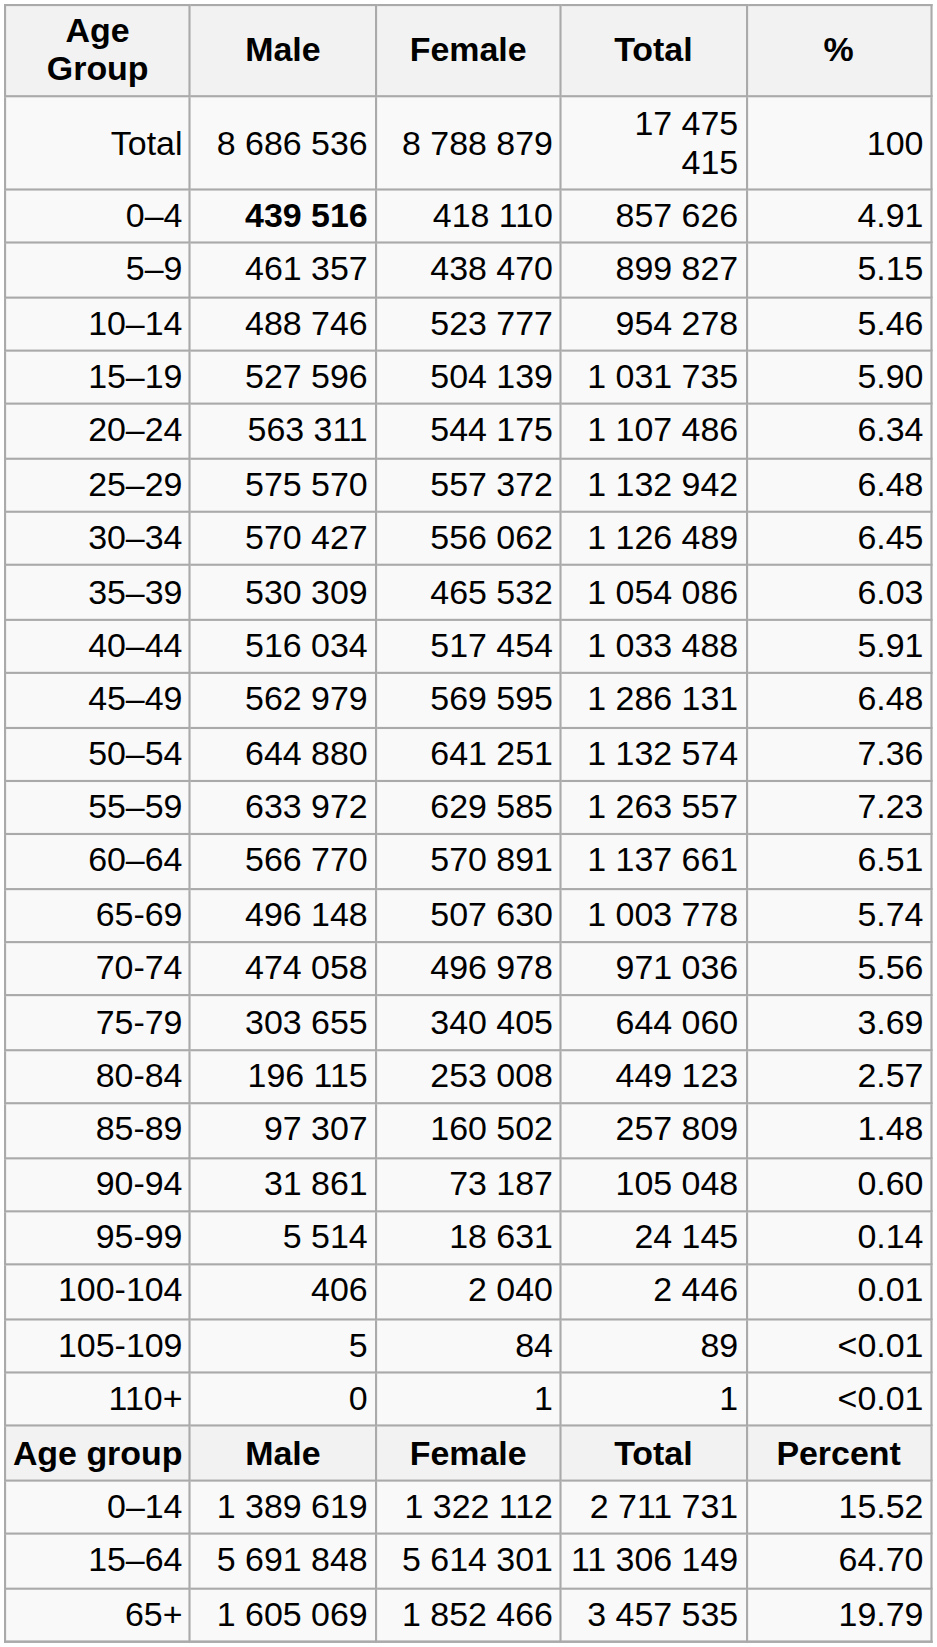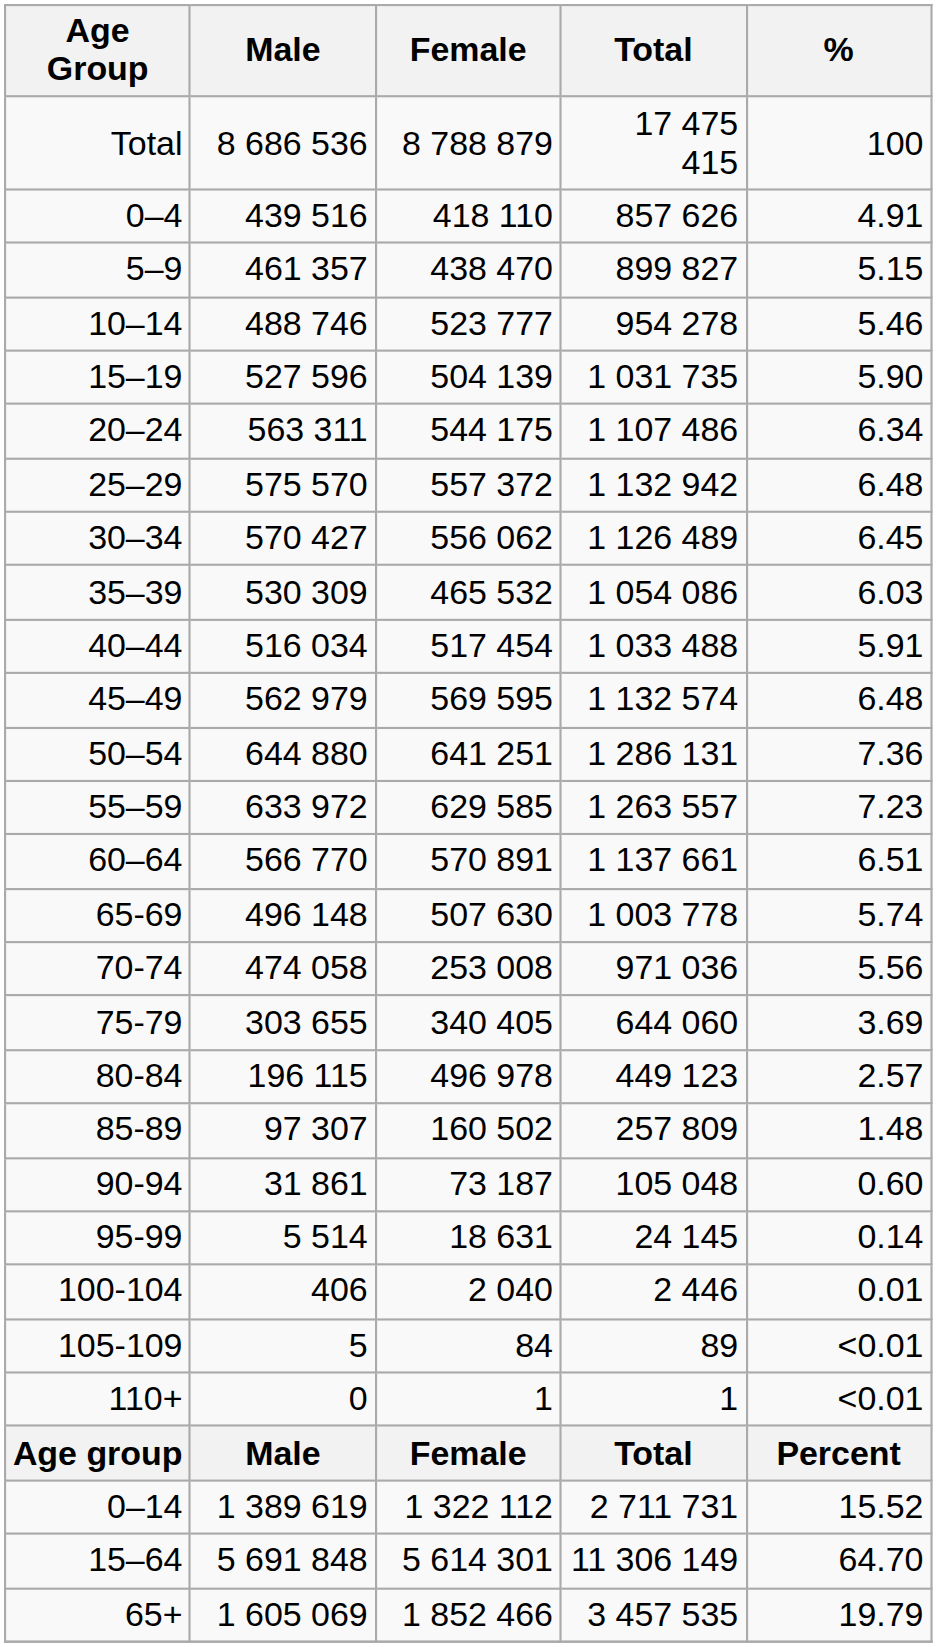(306, 215) bold -> (306, 215) normal
(663, 699) 1 286 131 -> (663, 699) 1 132 574
(663, 753) 1 132 574 -> (663, 753) 1 286 131
(492, 968) 496 978 -> (492, 968) 253 008
(492, 1076) 253 008 -> (492, 1076) 496 978
